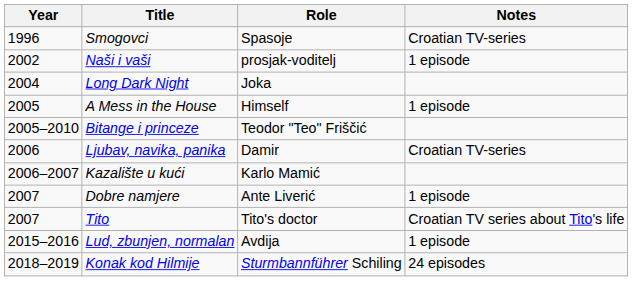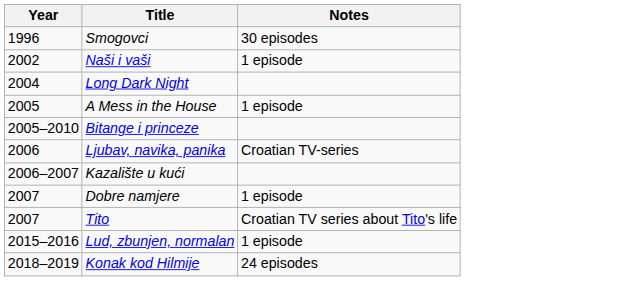- column: (321, 15)
(467, 38) Croatian TV-series -> (279, 38) 30 episodes
